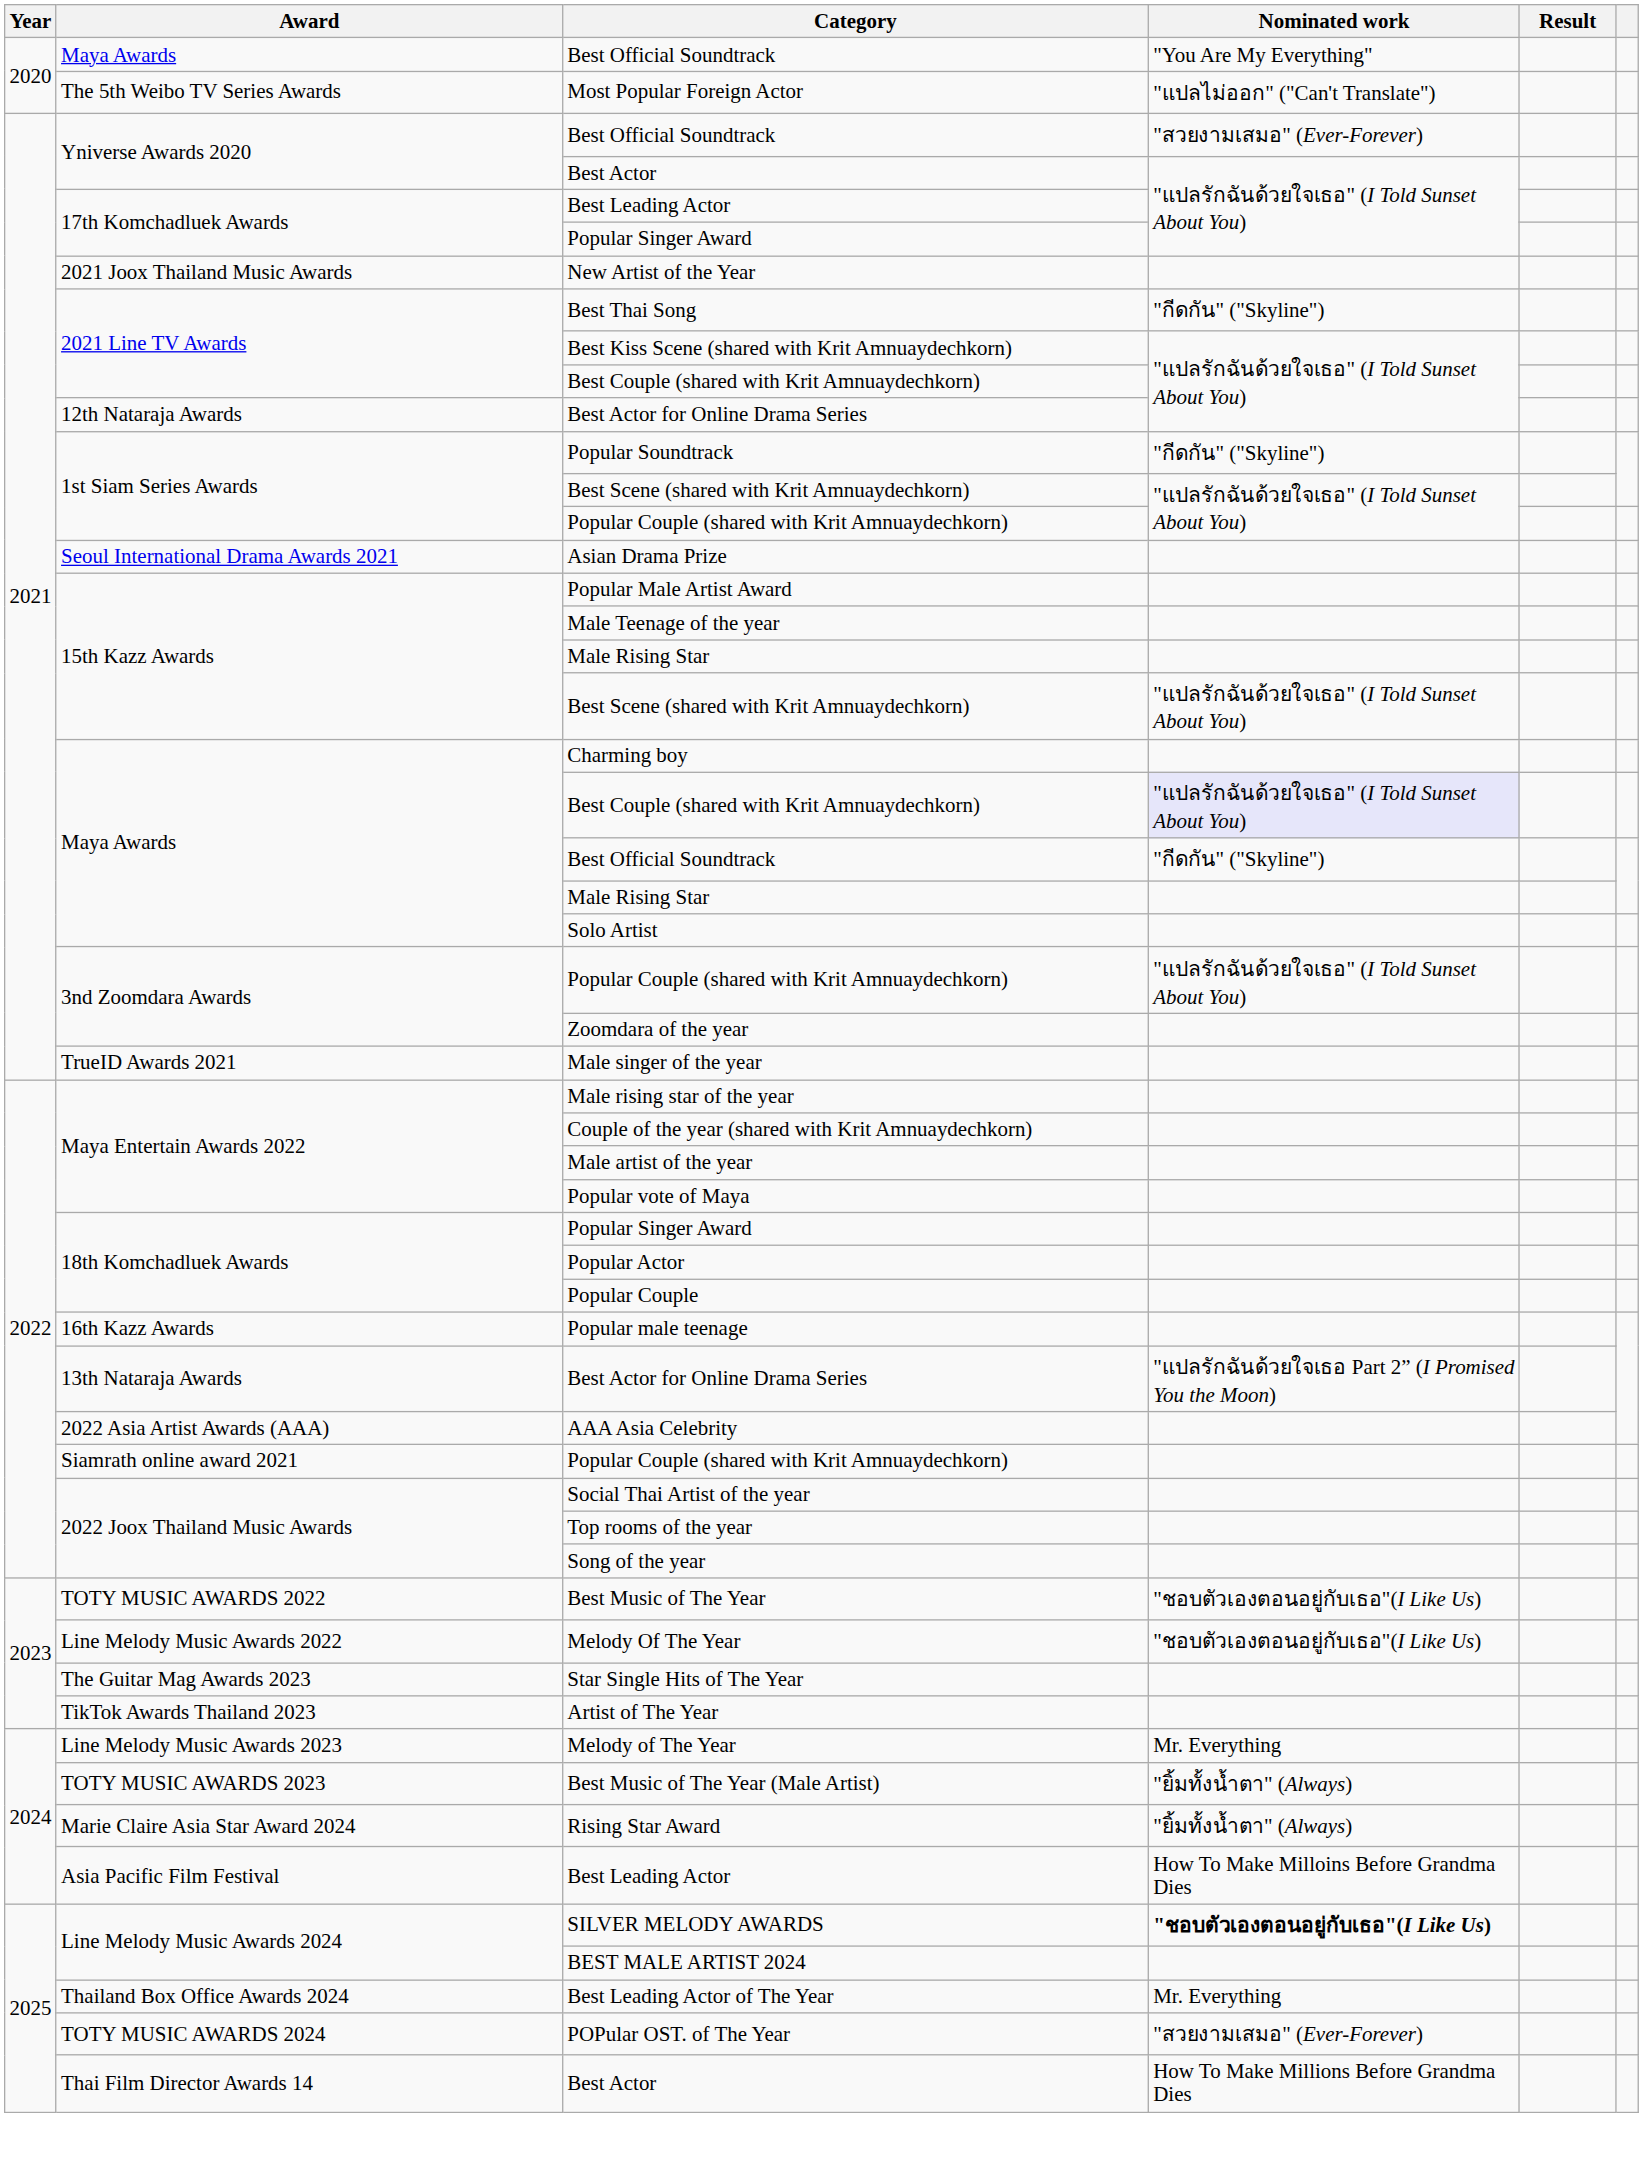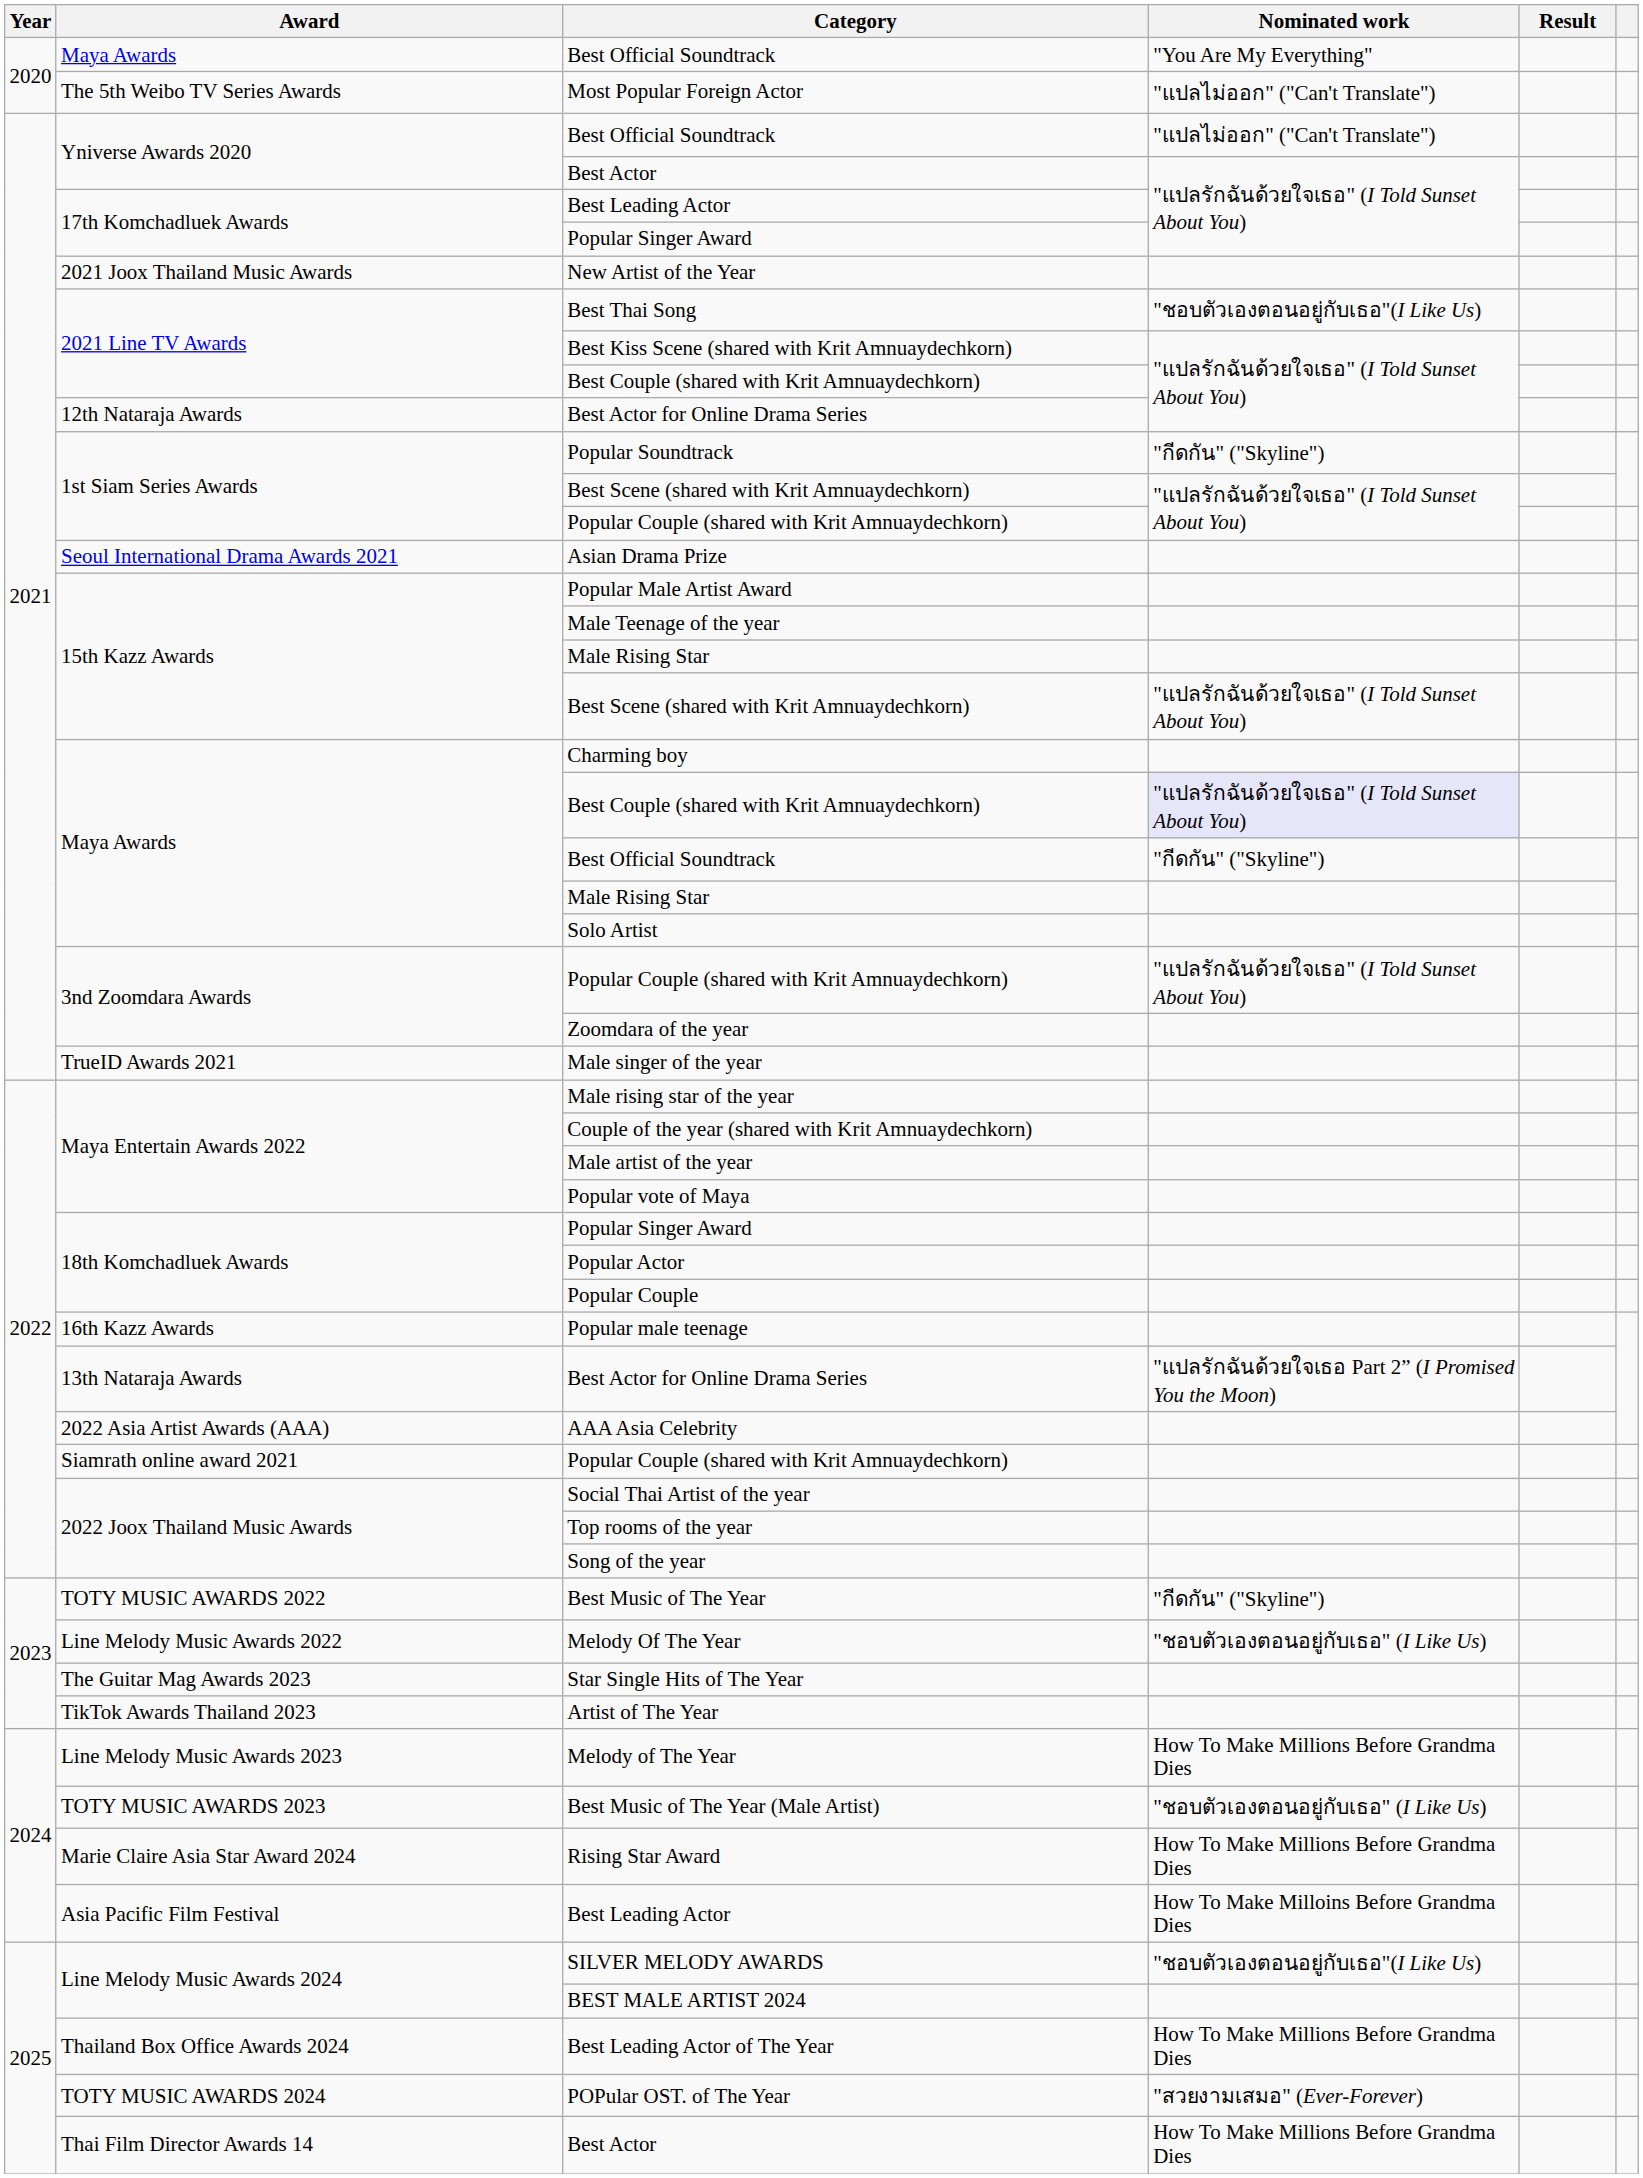(1288, 135) "สวยงามเสมอ" (Ever-Forever) -> (1294, 135) "แปลไม่ออก" ("Can't Translate")
(1239, 310) "กีดกัน" ("Skyline") -> (1317, 310) "ชอบตัวเองตอนอยู่กับเธอ"(I Like Us)
(1317, 1599) "ชอบตัวเองตอนอยู่กับเธอ"(I Like Us) -> (1239, 1599) "กีดกัน" ("Skyline")
(1317, 1641) "ชอบตัวเองตอนอยู่กับเธอ"(I Like Us) -> (1320, 1641) "ชอบตัวเองตอนอยู่กับเธอ" (I Like Us)
(1217, 1745) Mr. Everything -> (1324, 1757) How To Make Millions Before Grandma Dies
(1253, 1783) "ยิ้มทั้งน้ำตา" (Always) -> (1320, 1807) "ชอบตัวเองตอนอยู่กับเธอ" (I Like Us)
(1253, 1826) "ยิ้มทั้งน้ำตา" (Always) -> (1324, 1856) How To Make Millions Before Grandma Dies
(1322, 1925) bold -> (1317, 1963) normal
(1217, 1995) Mr. Everything -> (1324, 2045) How To Make Millions Before Grandma Dies
